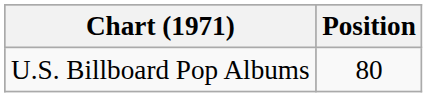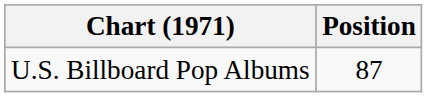(369, 69) 80 -> (369, 69) 87
